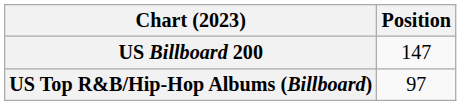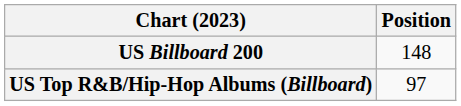(416, 52) 147 -> (416, 52) 148
